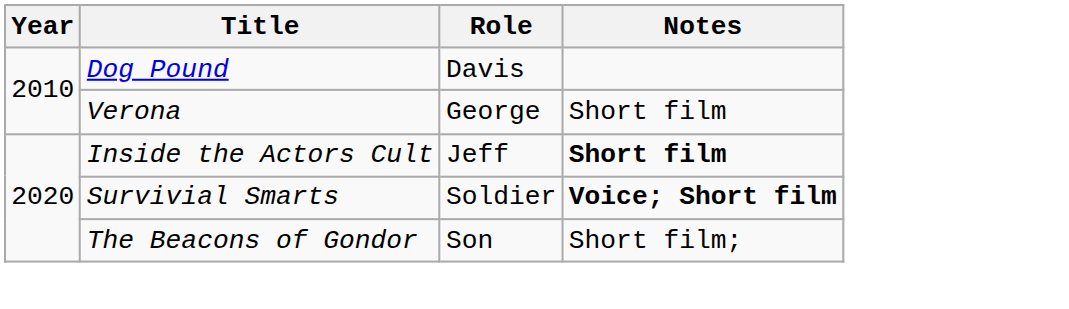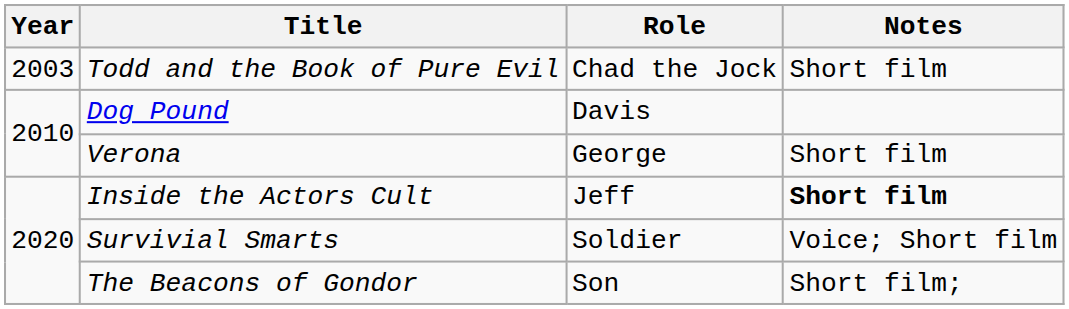+ row: (323, 69)
(703, 198) bold -> (923, 240) normal
